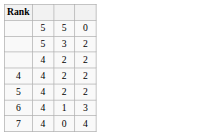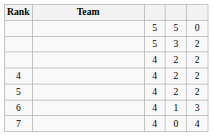+ column: (88, 12)
